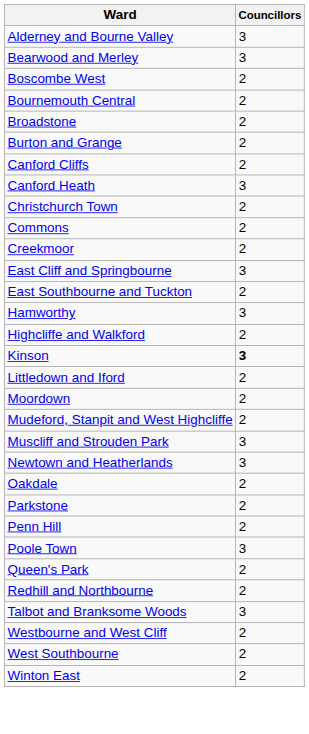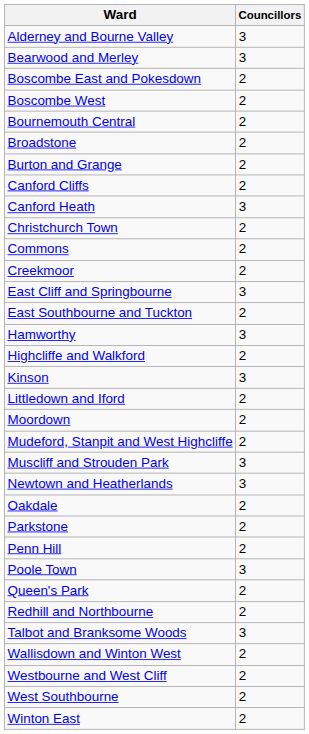+ row: (104, 79)
(243, 356) bold -> (243, 377) normal
+ row: (94, 654)
